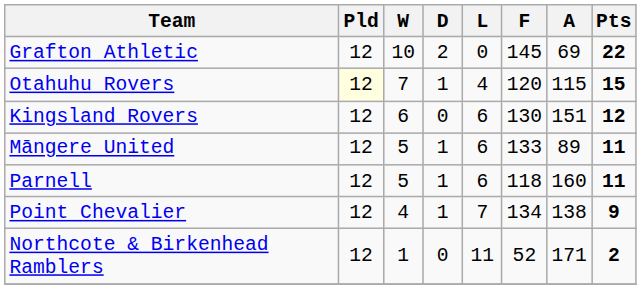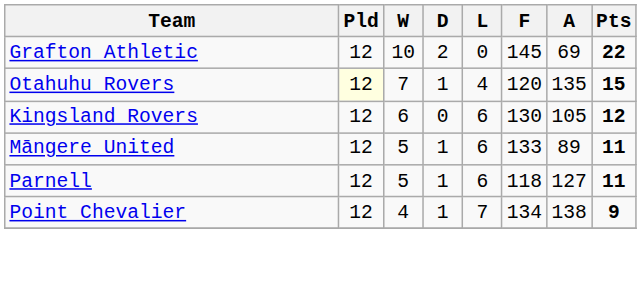(569, 85) 115 -> (569, 85) 135
(569, 117) 151 -> (569, 117) 105
(569, 181) 160 -> (569, 181) 127
- row: (139, 256)
